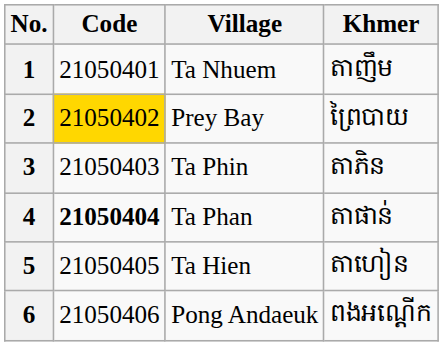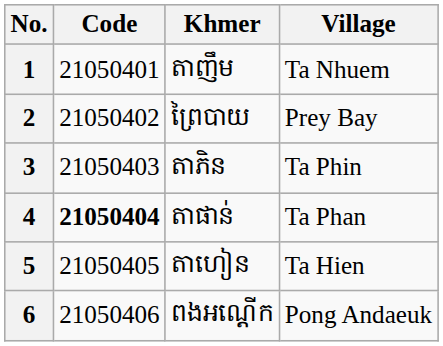columns swapped: (245, 24) <-> (381, 24)
(109, 118) gold background -> (109, 118) no background
